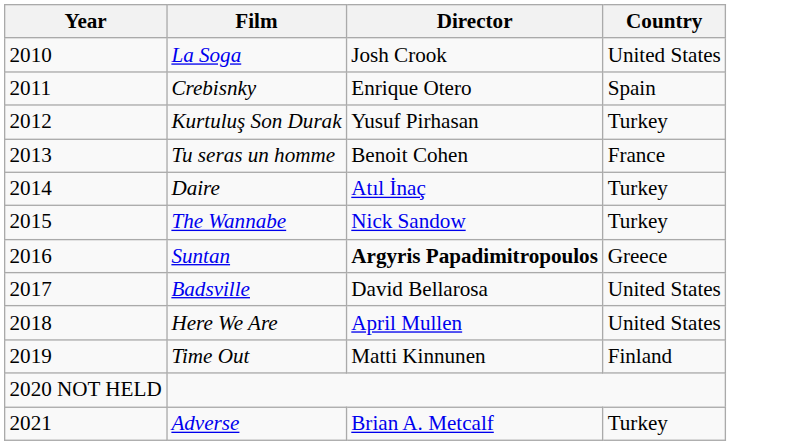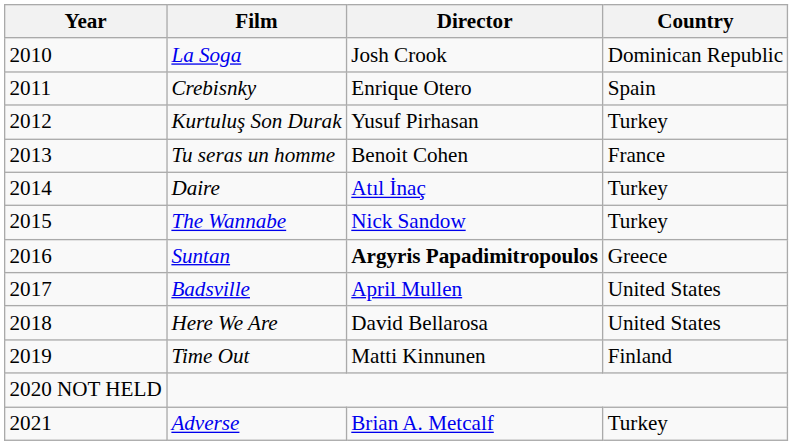(664, 54) United States -> (695, 54) Dominican Republic
(420, 289) David Bellarosa -> (407, 289) April Mullen
(407, 322) April Mullen -> (420, 322) David Bellarosa
